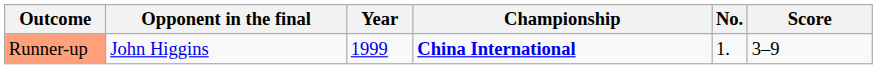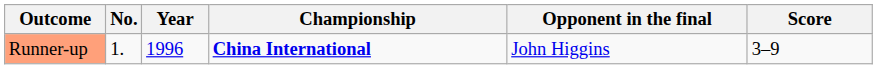columns swapped: (730, 19) <-> (226, 19)
(369, 48) 1999 -> (165, 48) 1996
